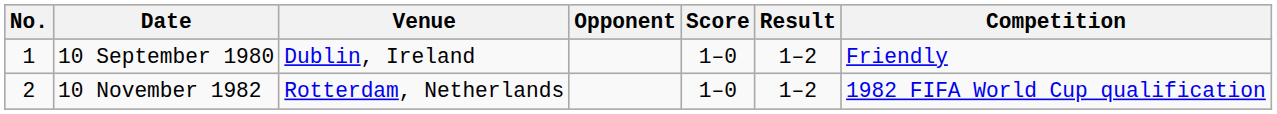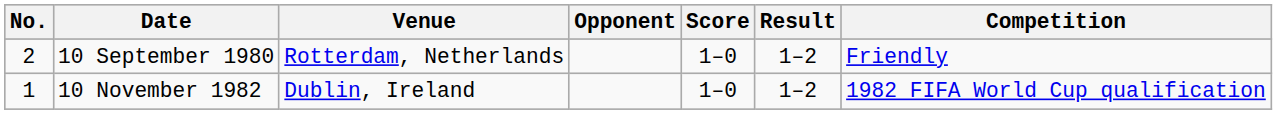(29, 57) 1 -> (29, 57) 2
(380, 57) Dublin, Ireland -> (424, 57) Rotterdam, Netherlands
(29, 91) 2 -> (29, 91) 1
(424, 91) Rotterdam, Netherlands -> (380, 91) Dublin, Ireland
